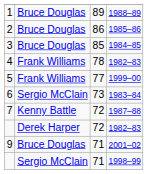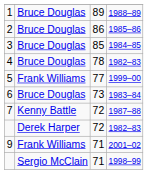(51, 62) Frank Williams -> (51, 62) Bruce Douglas
(53, 95) Sergio McClain -> (51, 95) Bruce Douglas
(51, 144) Bruce Douglas -> (51, 144) Frank Williams
